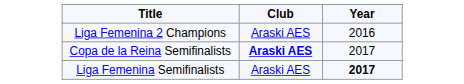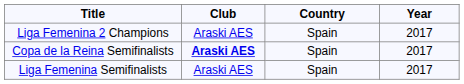+ column: (322, 14)
(362, 32) 2016 -> (419, 32) 2017
(362, 70) bold -> (419, 70) normal
